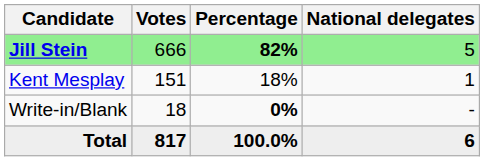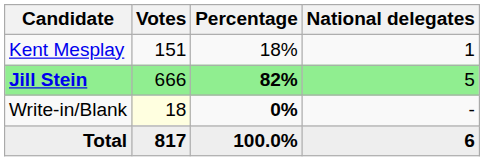rows swapped: (48, 49) <-> (67, 79)
(176, 110) no background -> (176, 110) lightyellow background
